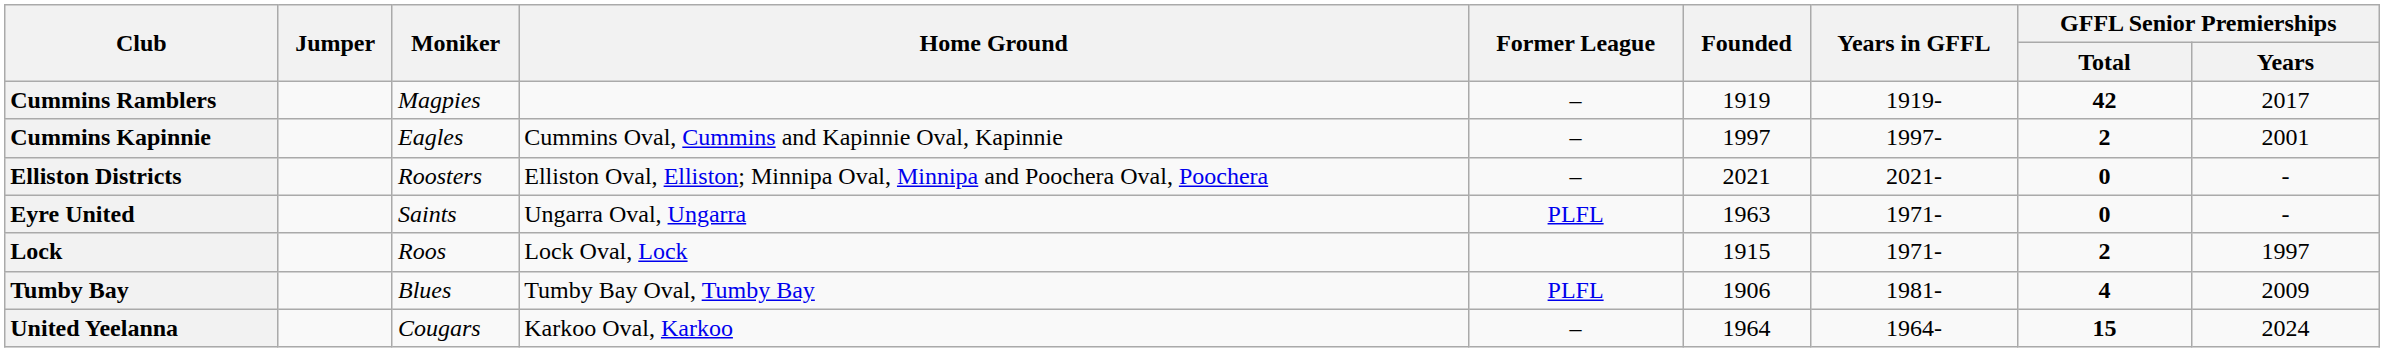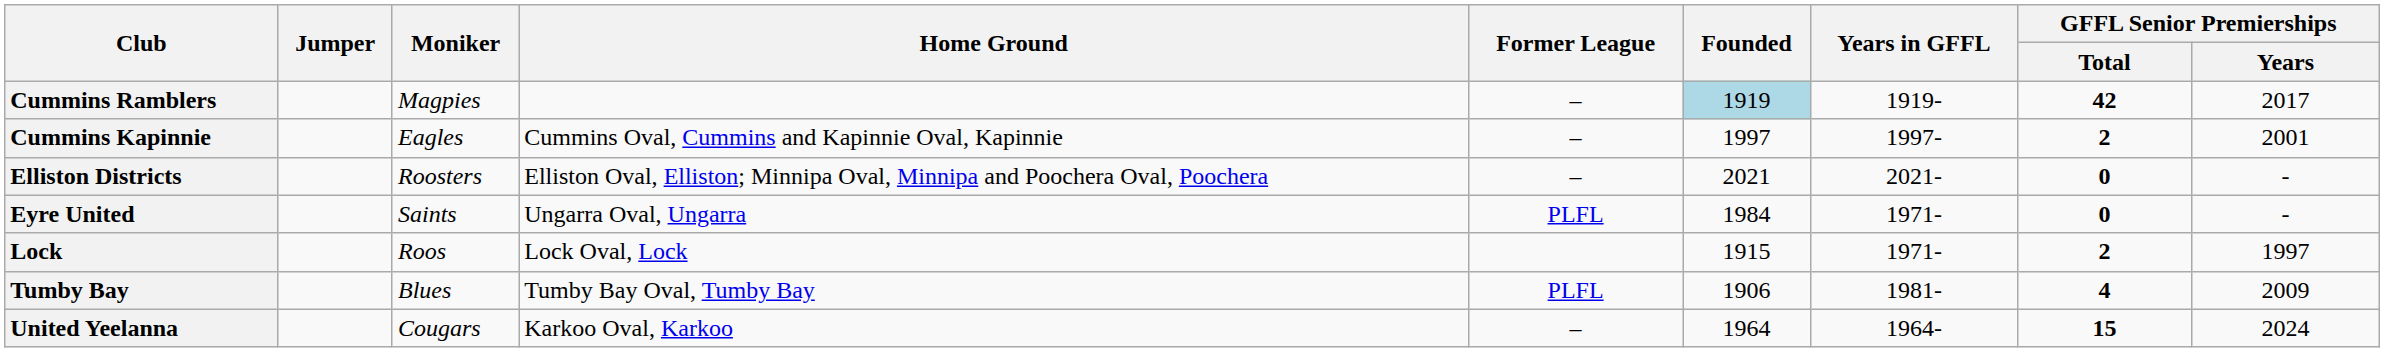(1747, 99) no background -> (1747, 99) lightblue background
(1747, 213) 1963 -> (1747, 213) 1984
